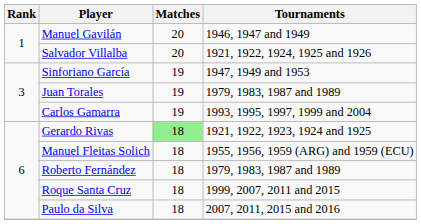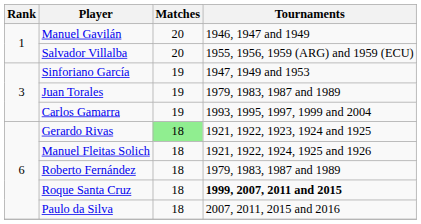(288, 53) 1921, 1922, 1924, 1925 and 1926 -> (310, 53) 1955, 1956, 1959 (ARG) and 1959 (ECU)
(310, 151) 1955, 1956, 1959 (ARG) and 1959 (ECU) -> (288, 151) 1921, 1922, 1924, 1925 and 1926
(273, 190) normal -> (274, 190) bold
